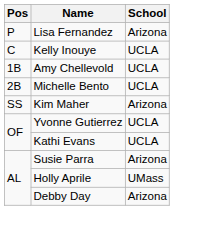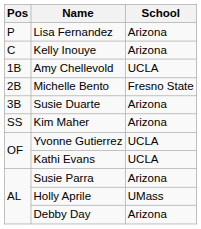(143, 50) UCLA -> (147, 50) Arizona
(143, 86) UCLA -> (161, 86) Fresno State
+ row: (67, 104)
